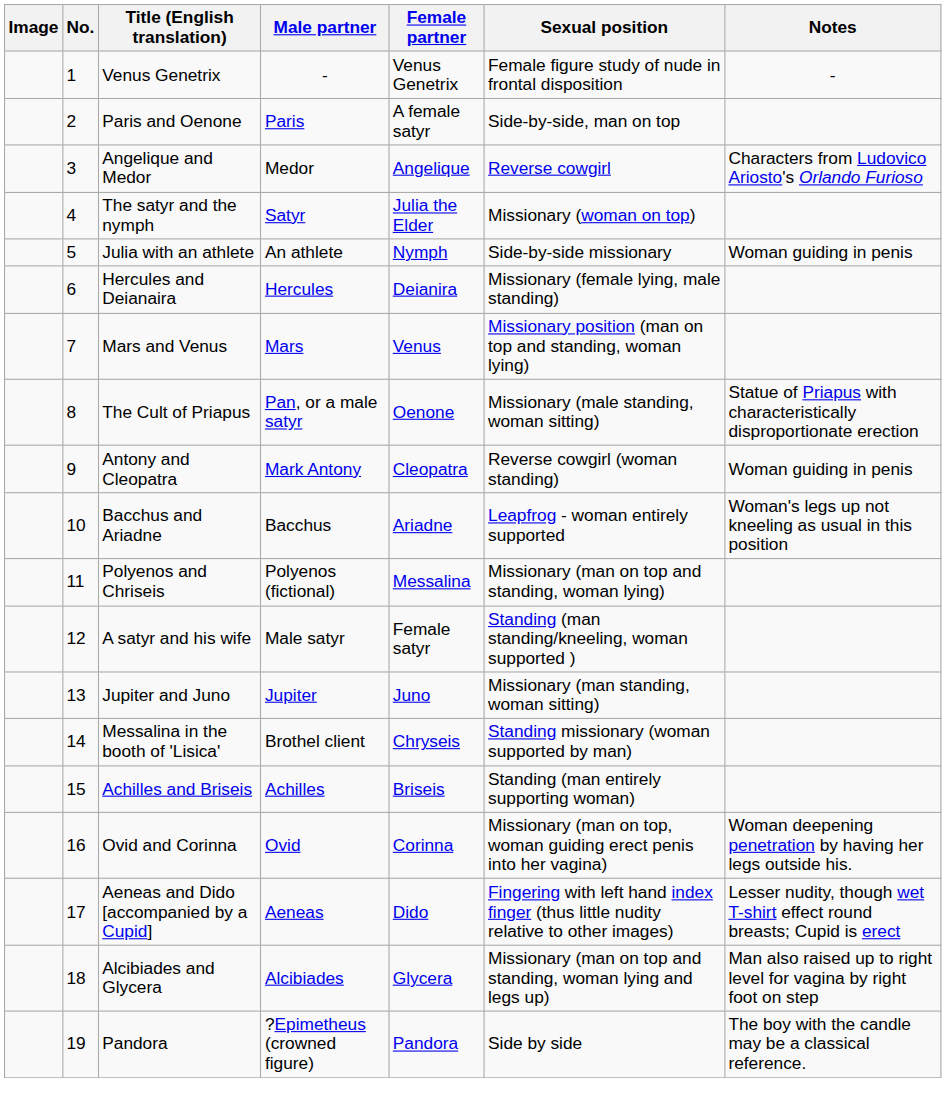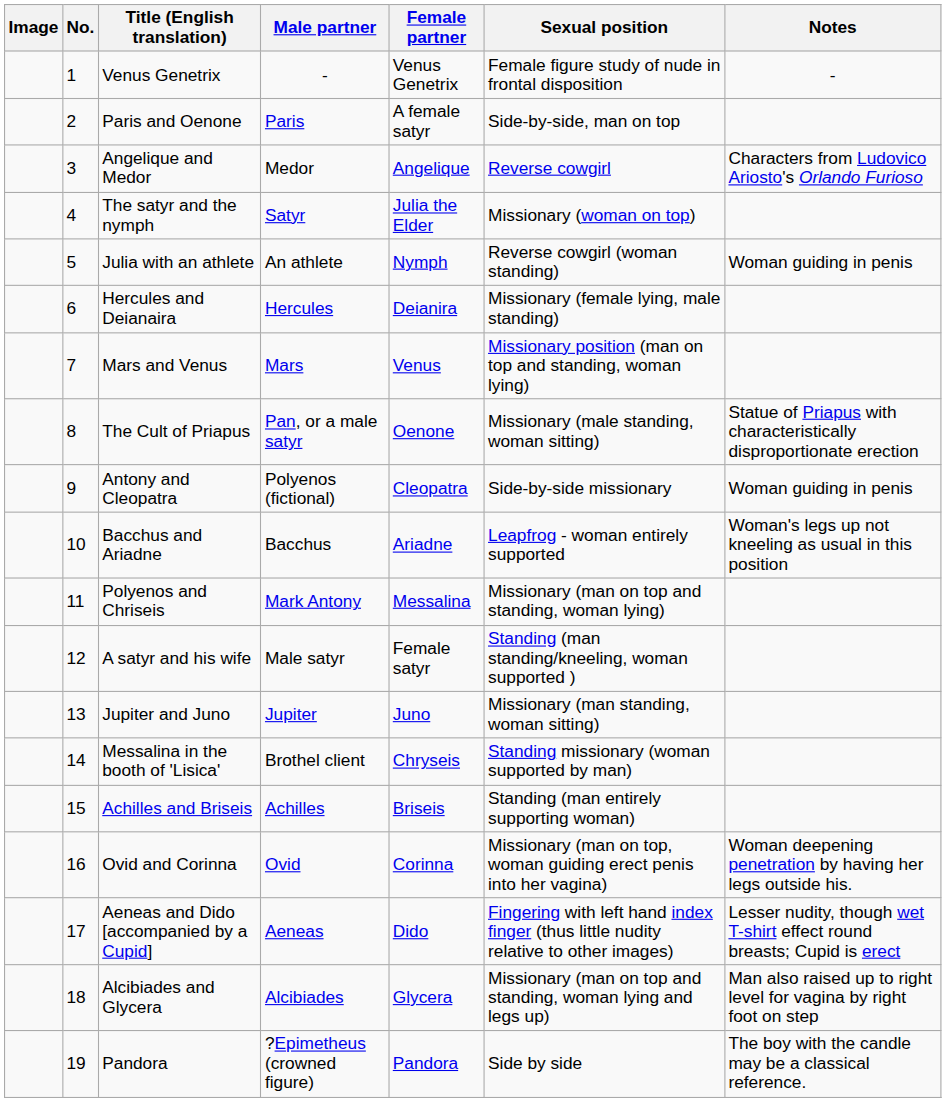(580, 252) Side-by-side missionary -> (583, 262) Reverse cowgirl (woman standing)
(313, 468) Mark Antony -> (301, 488) Polyenos (fictional)
(583, 468) Reverse cowgirl (woman standing) -> (580, 488) Side-by-side missionary
(301, 582) Polyenos (fictional) -> (313, 601) Mark Antony
